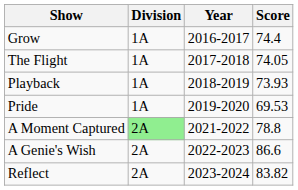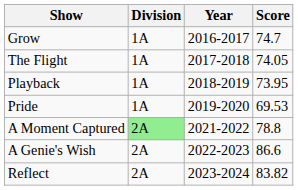(269, 38) 74.4 -> (269, 38) 74.7
(272, 83) 73.93 -> (272, 83) 73.95
